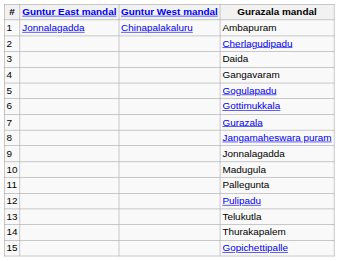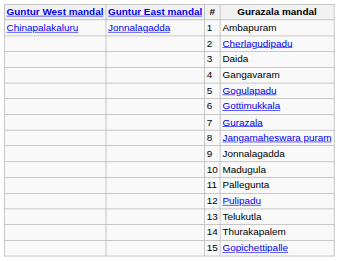columns swapped: (12, 12) <-> (169, 12)
